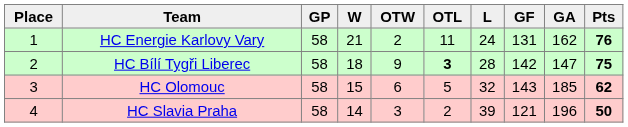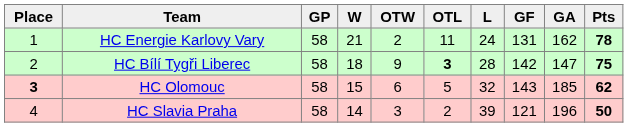(604, 40) 76 -> (604, 40) 78
(34, 87) normal -> (34, 87) bold
